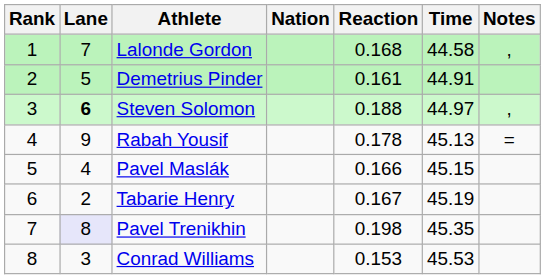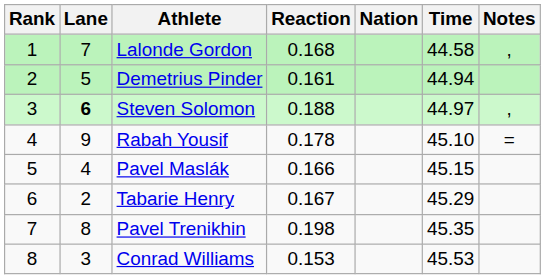columns swapped: (301, 19) <-> (378, 19)
(451, 79) 44.91 -> (451, 79) 44.94
(451, 139) 45.13 -> (451, 139) 45.10
(451, 199) 45.19 -> (451, 199) 45.29
(86, 229) lavender background -> (86, 229) no background
